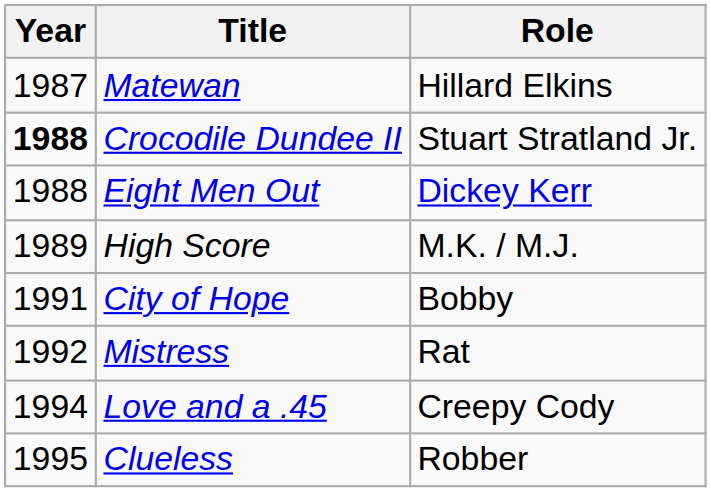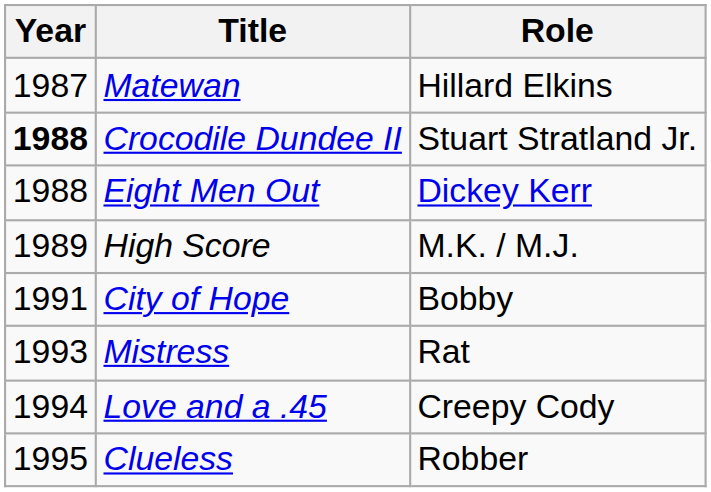(50, 352) 1992 -> (50, 352) 1993
